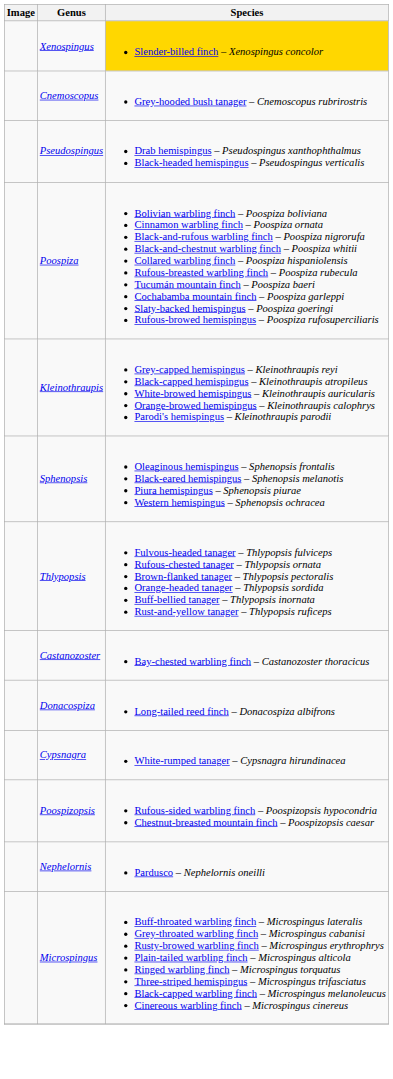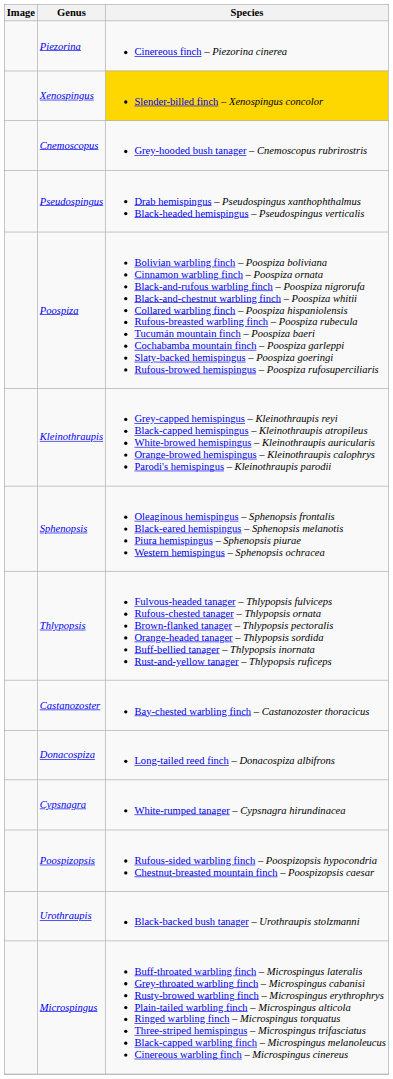+ row: (60, 46)
+ row: (66, 916)
- row: (66, 866)
